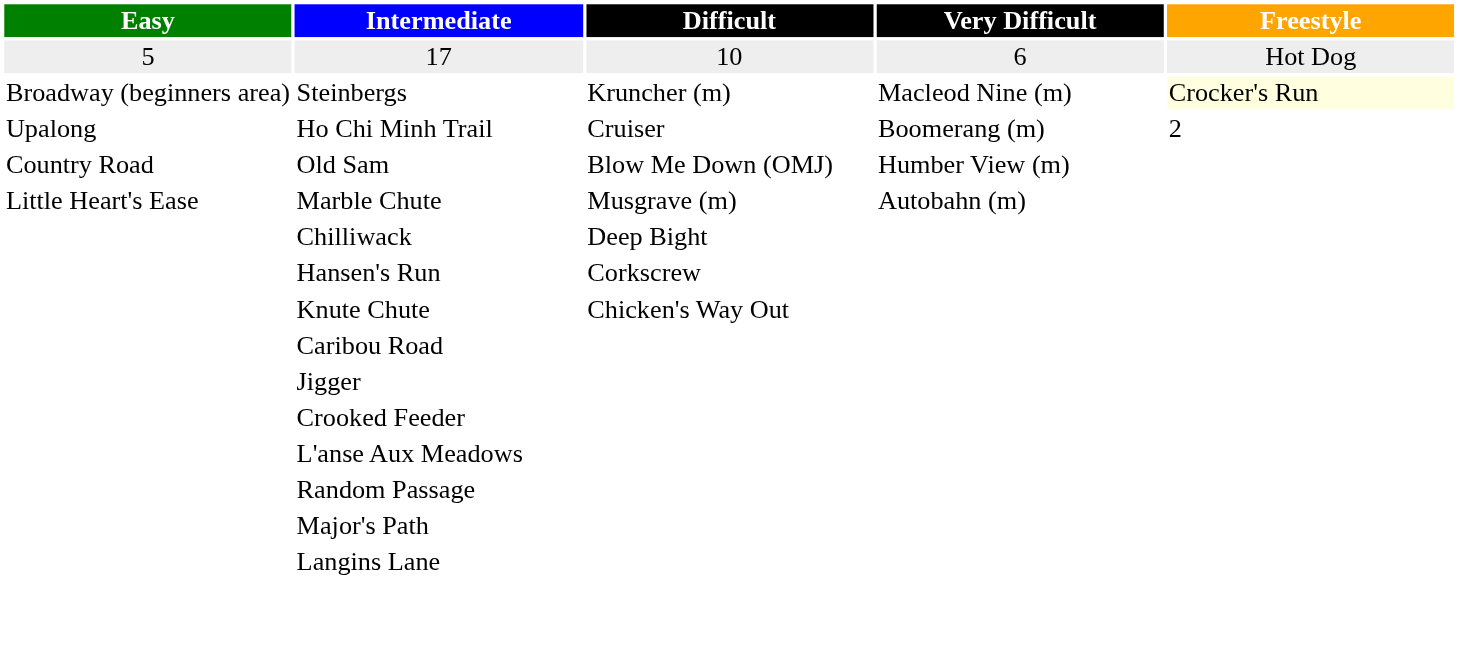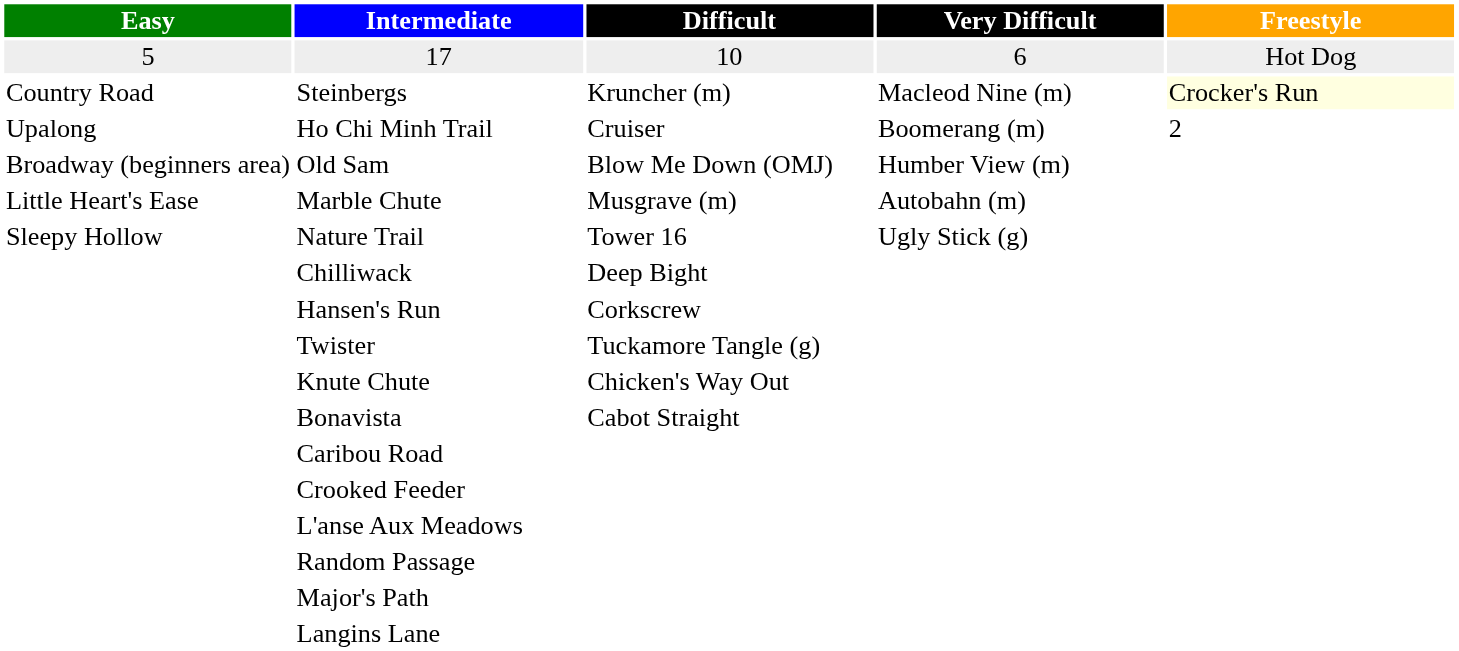(148, 92) Broadway (beginners area) -> (80, 92) Country Road
(80, 164) Country Road -> (148, 164) Broadway (beginners area)
+ row: (360, 236)
+ row: (336, 345)
+ row: (349, 417)
- row: (329, 381)
